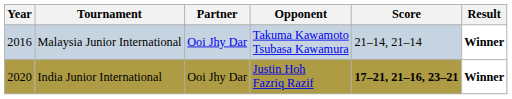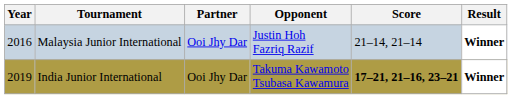(301, 42) Takuma Kawamoto Tsubasa Kawamura -> (283, 42) Justin Hoh Fazriq Razif
(20, 77) 2020 -> (20, 77) 2019
(283, 77) Justin Hoh Fazriq Razif -> (301, 77) Takuma Kawamoto Tsubasa Kawamura
